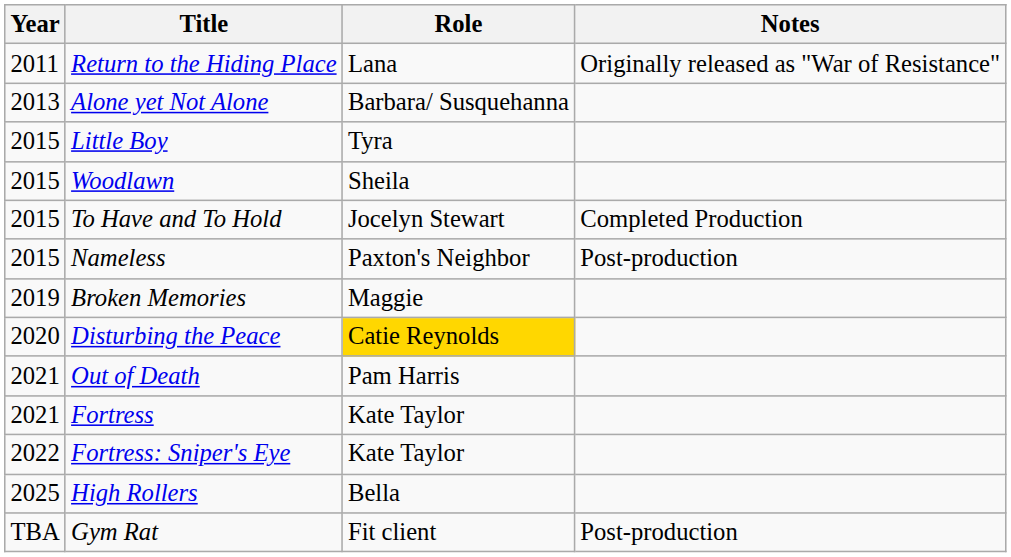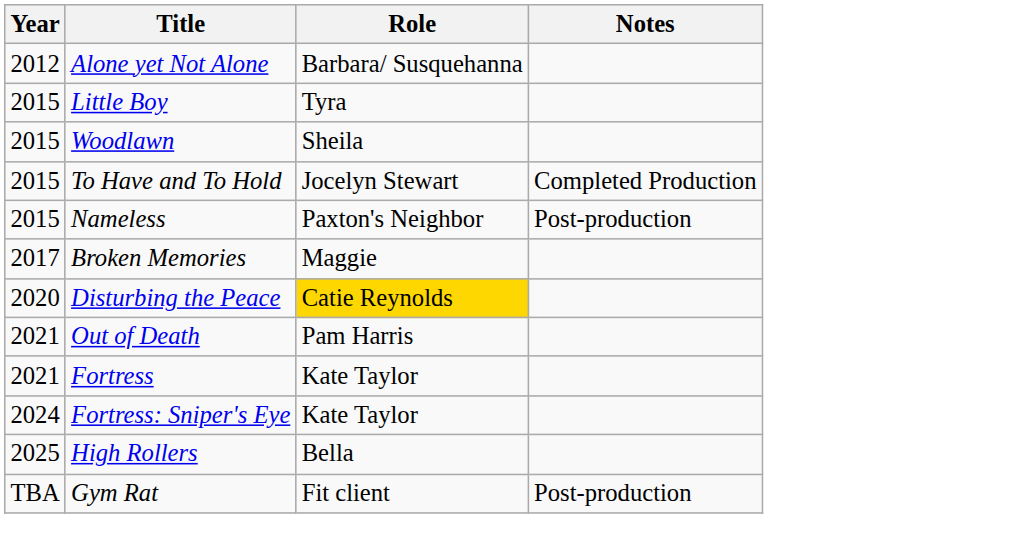- row: (204, 63)
(35, 102) 2013 -> (35, 63) 2012
(35, 297) 2019 -> (35, 258) 2017
(35, 453) 2022 -> (35, 414) 2024
